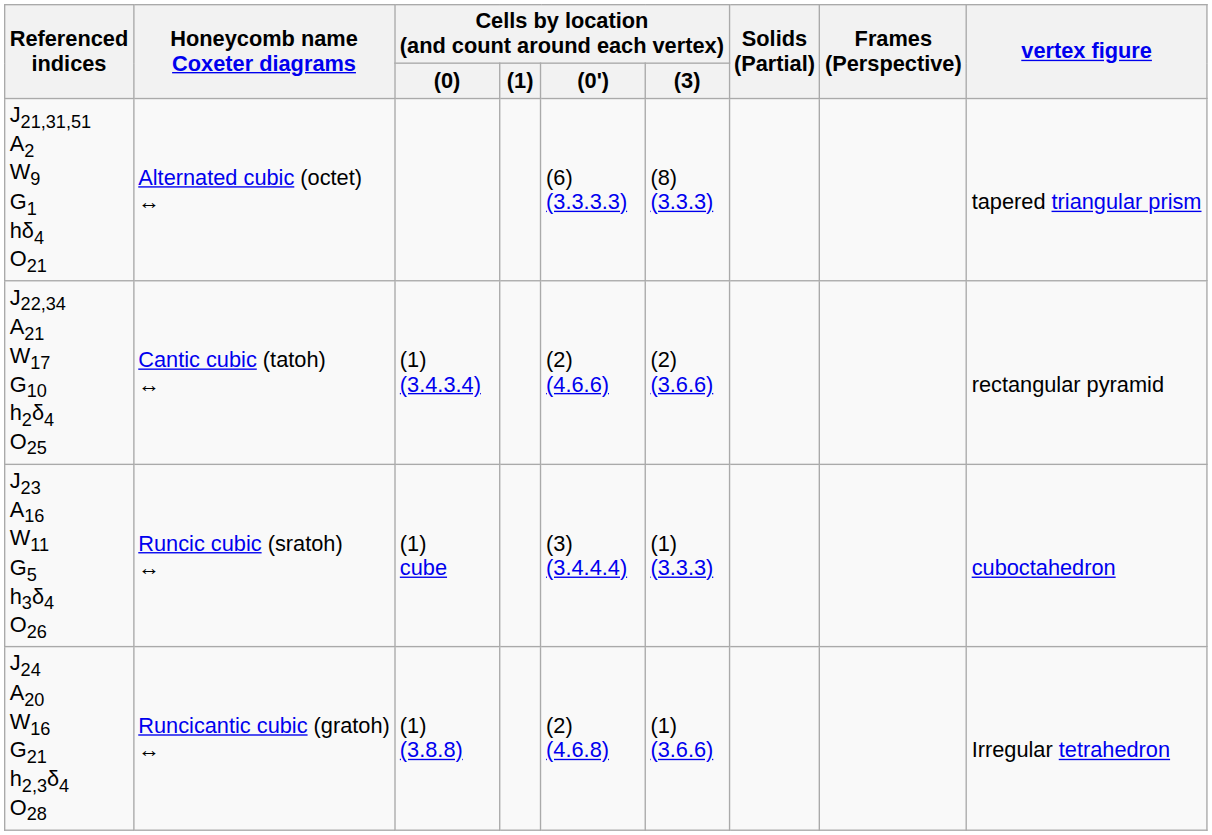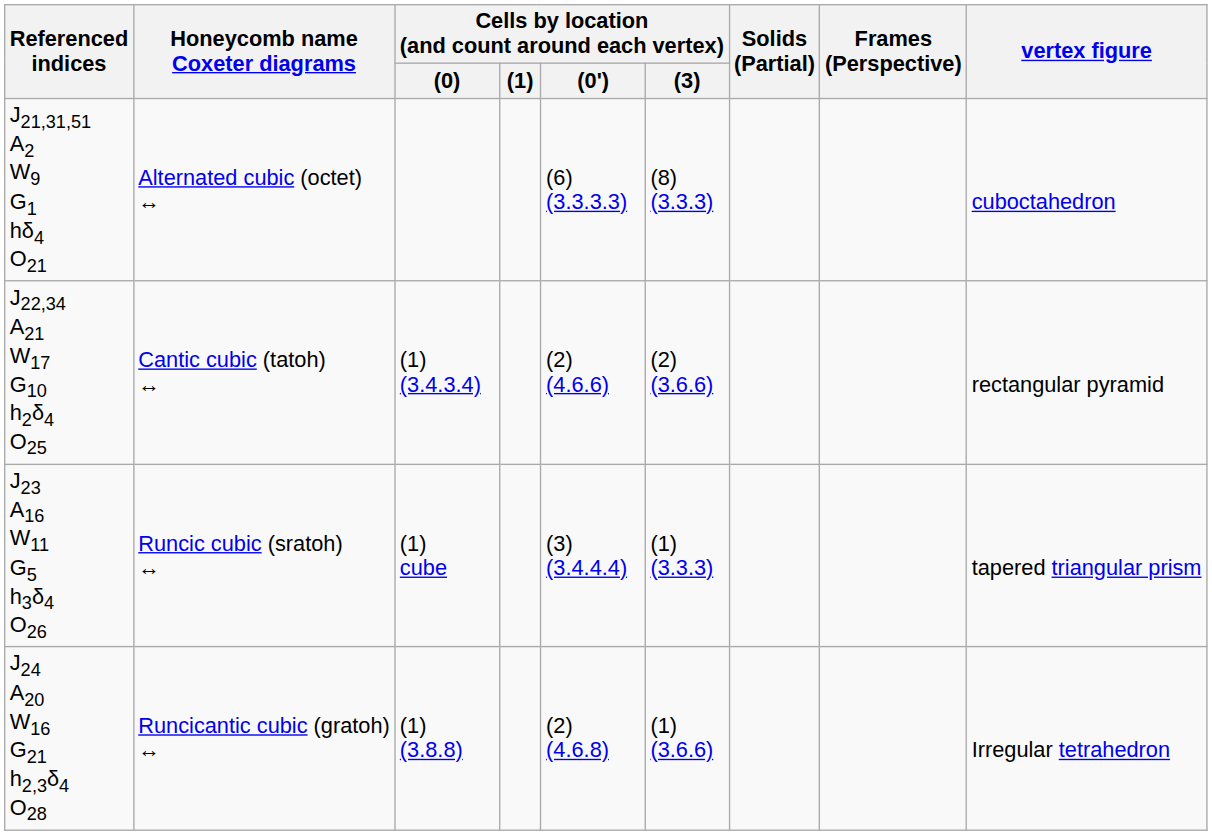(1087, 201) tapered triangular prism -> (1044, 201) cuboctahedron
(1044, 567) cuboctahedron -> (1087, 567) tapered triangular prism
